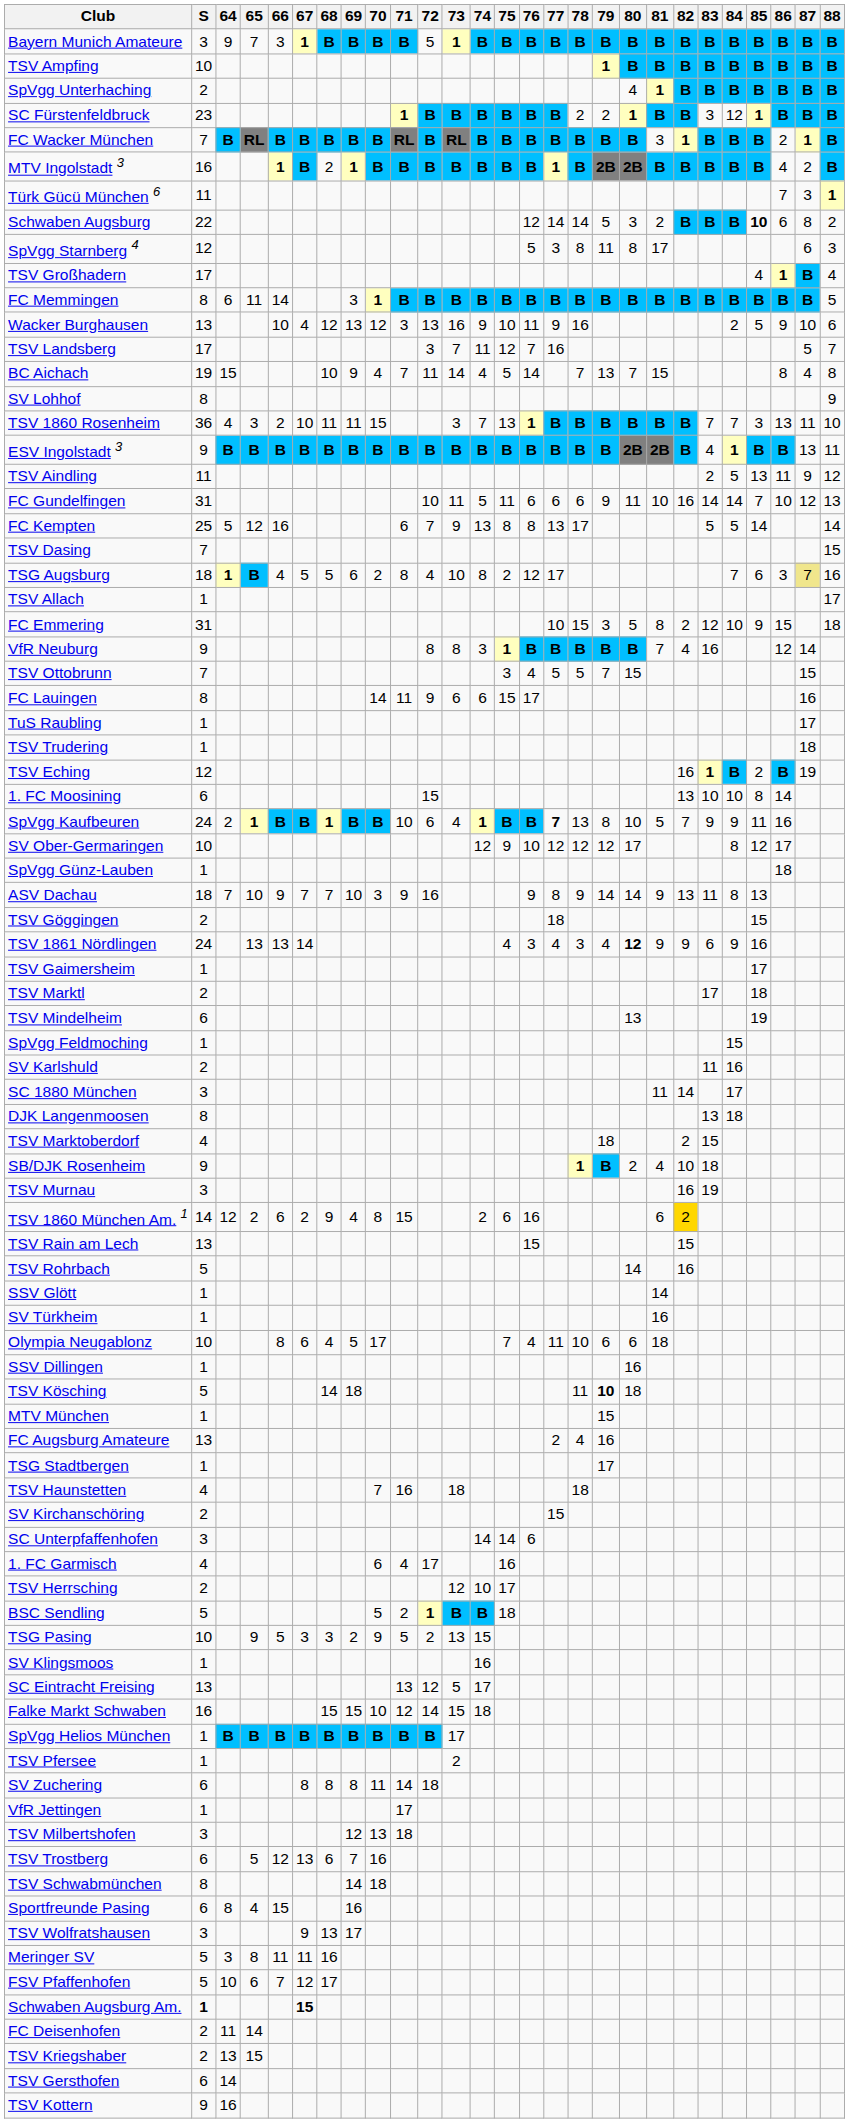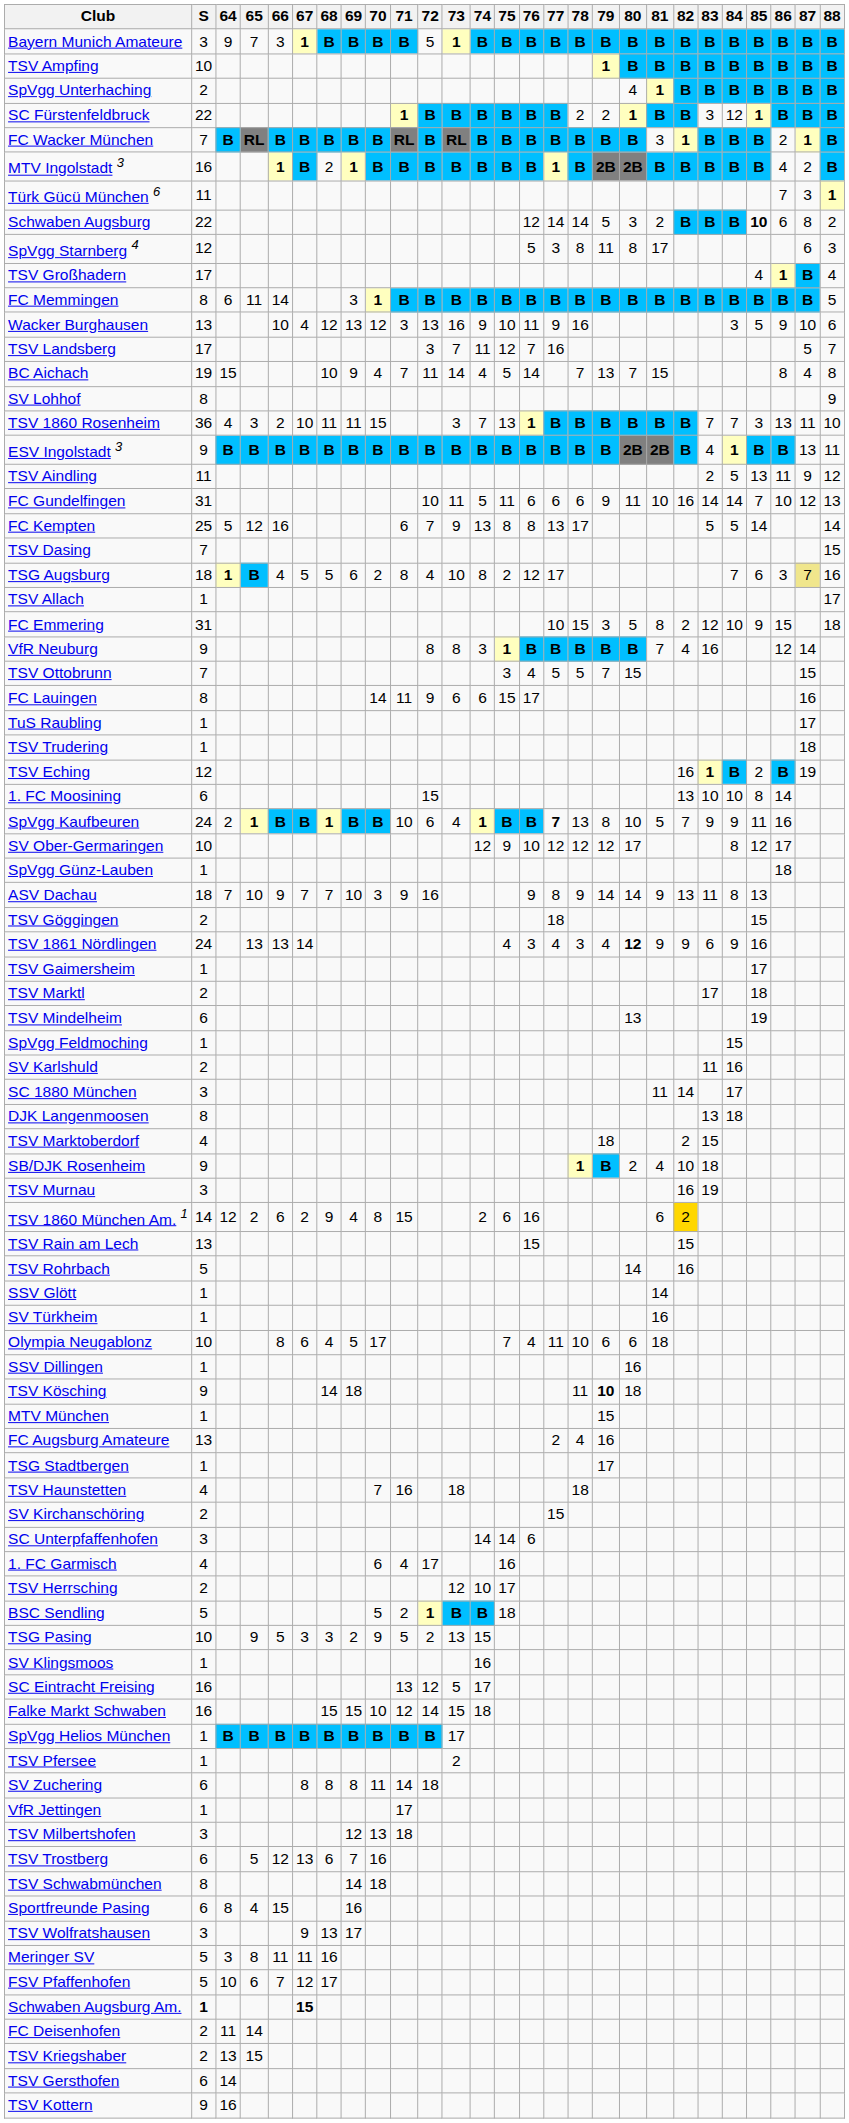(204, 115) 23 -> (204, 115) 22
(734, 324) 2 -> (734, 324) 3
(204, 1391) 5 -> (204, 1391) 9
(204, 1686) 13 -> (204, 1686) 16
